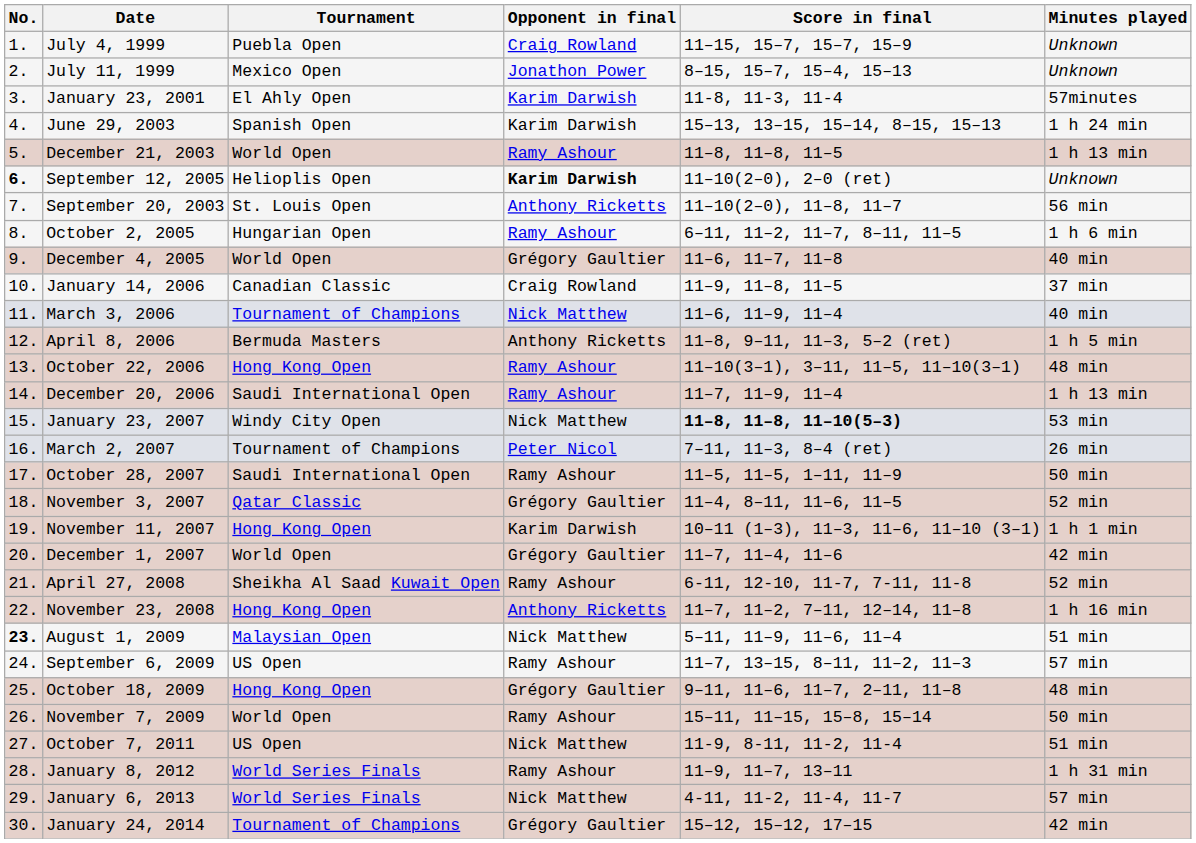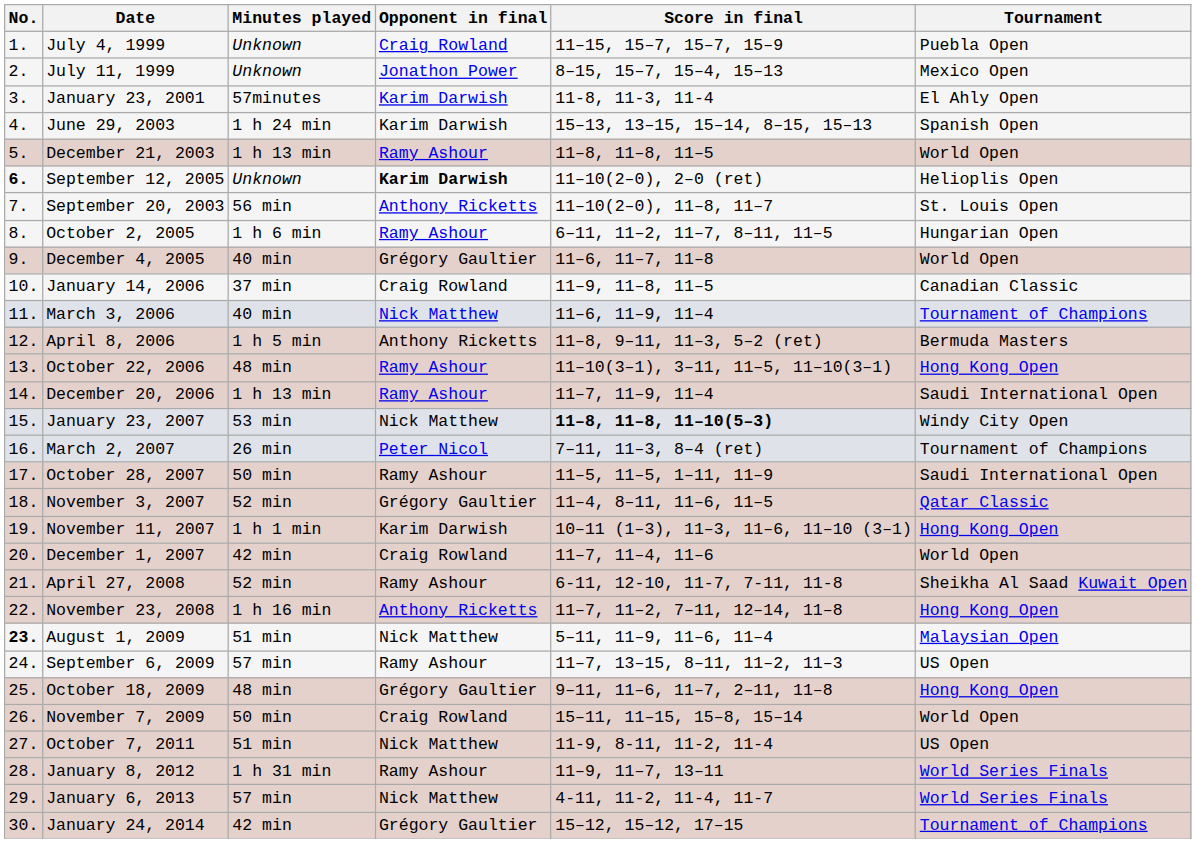columns swapped: (366, 18) <-> (1118, 18)
(587, 556) Grégory Gaultier -> (443, 556) Craig Rowland
(562, 718) Ramy Ashour -> (443, 718) Craig Rowland
